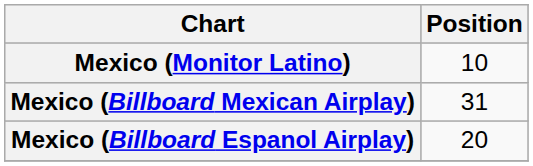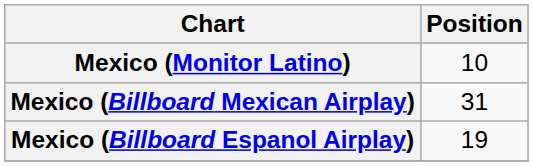(474, 140) 20 -> (474, 140) 19
